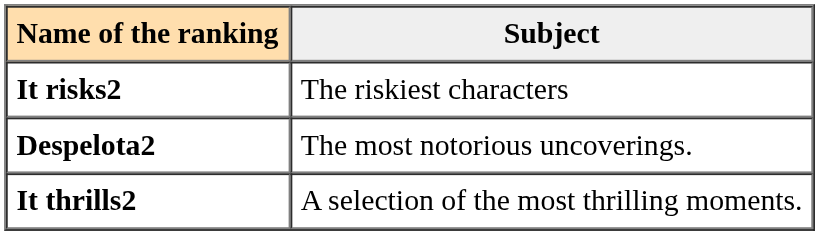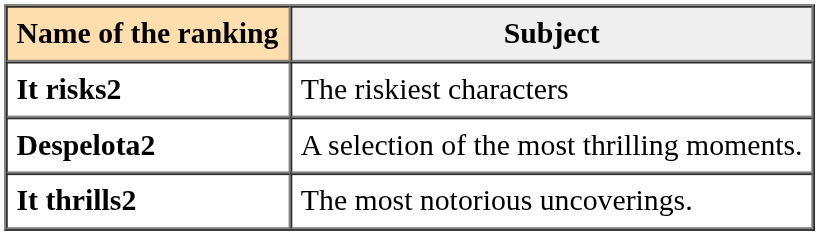(497, 144) The most notorious uncoverings. -> (552, 144) A selection of the most thrilling moments.
(552, 200) A selection of the most thrilling moments. -> (497, 200) The most notorious uncoverings.
